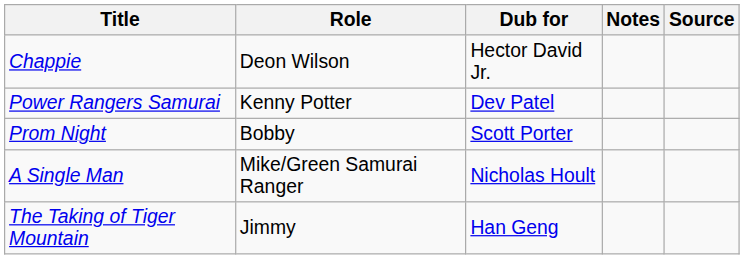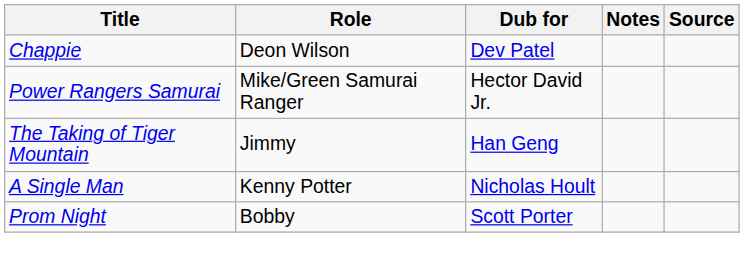(526, 61) Hector David Jr. -> (512, 50) Dev Patel
(296, 103) Kenny Potter -> (329, 92) Mike/Green Samurai Ranger
(512, 103) Dev Patel -> (526, 92) Hector David Jr.
rows swapped: (57, 133) <-> (92, 227)
(329, 175) Mike/Green Samurai Ranger -> (296, 186) Kenny Potter
